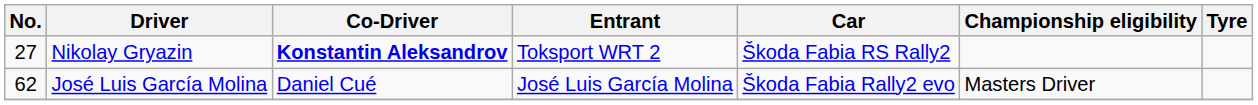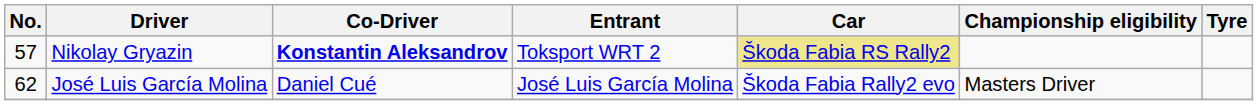(26, 52) 27 -> (26, 52) 57
(846, 52) no background -> (846, 52) khaki background
